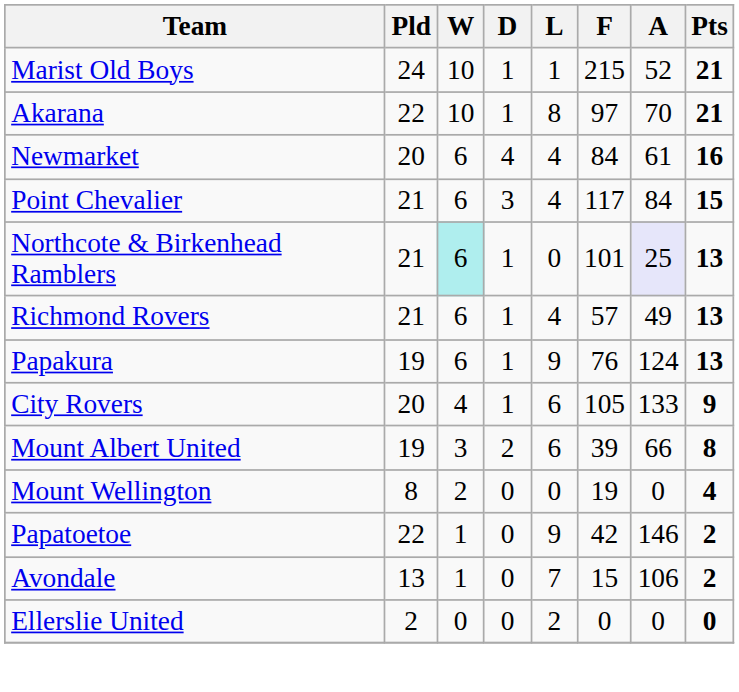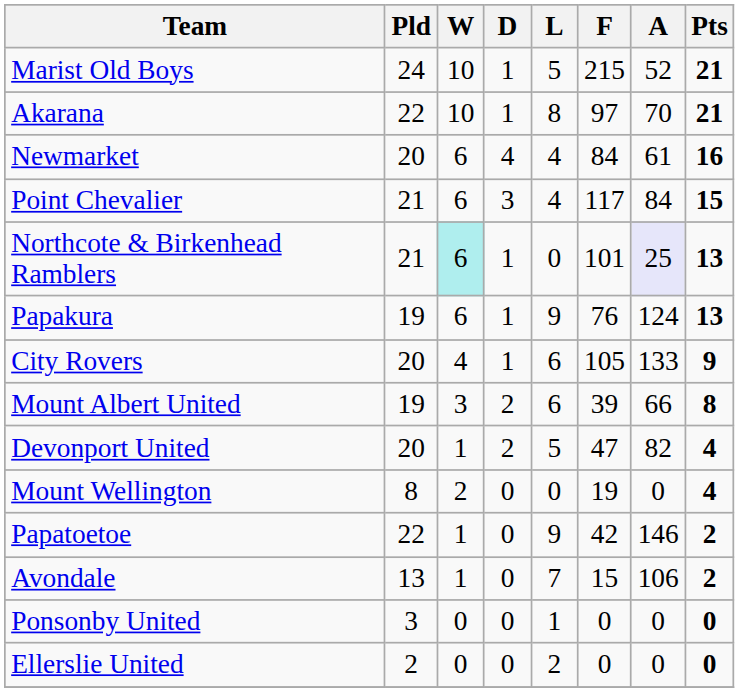(554, 69) 1 -> (554, 69) 5
- row: (110, 317)
+ row: (110, 447)
+ row: (106, 621)
